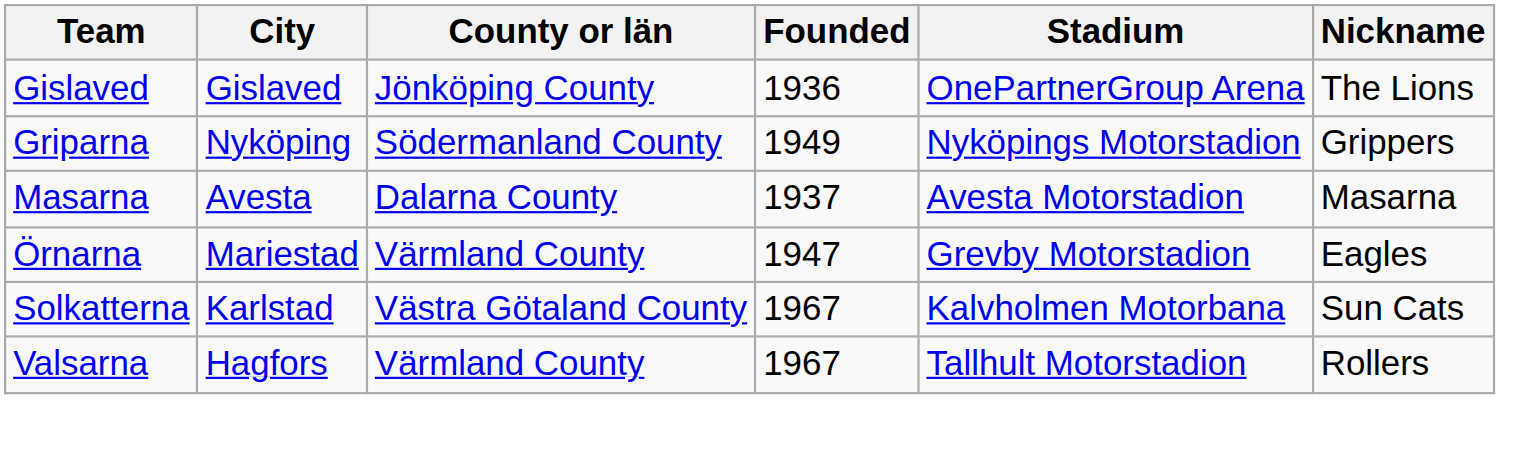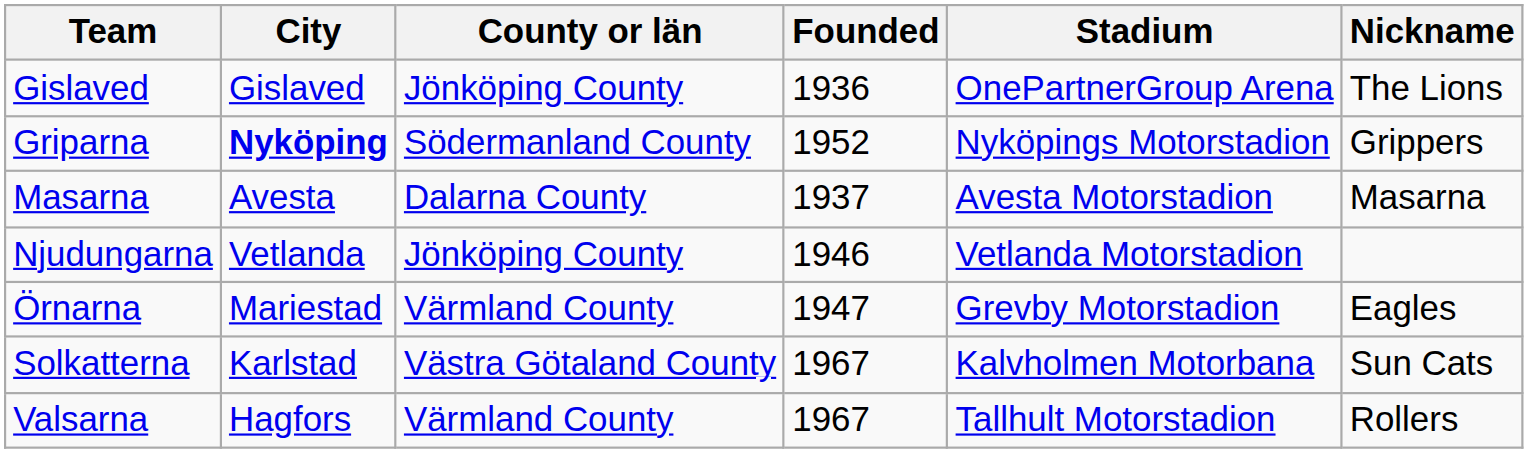(278, 142) normal -> (308, 142) bold
(802, 142) 1949 -> (831, 142) 1952
+ row: (113, 253)
